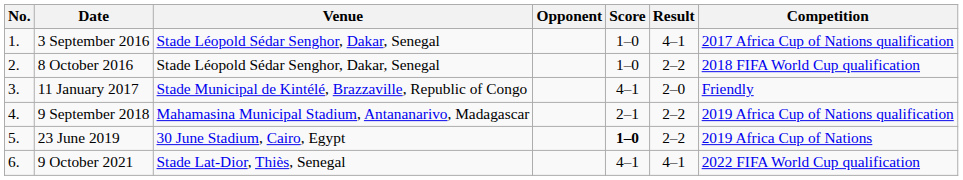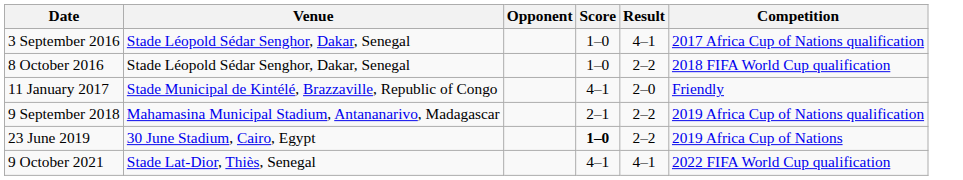- column: (19, 16)
